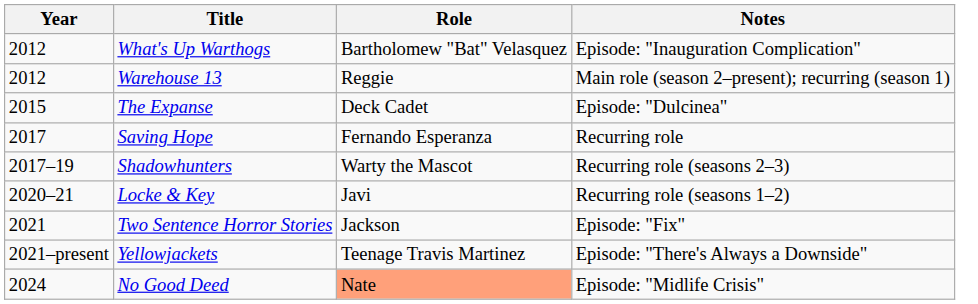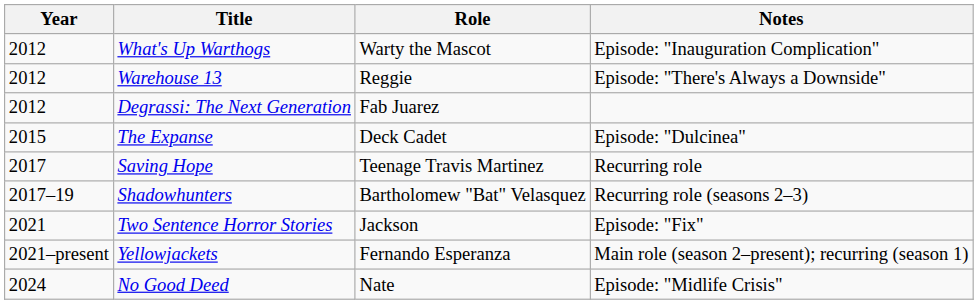(454, 48) Bartholomew "Bat" Velasquez -> (425, 48) Warty the Mascot
(763, 78) Main role (season 2–present); recurring (season 1) -> (740, 78) Episode: "There's Always a Downside"
+ row: (234, 107)
(416, 136) Fernando Esperanza -> (452, 166) Teenage Travis Martinez
(407, 166) Warty the Mascot -> (473, 195) Bartholomew "Bat" Velasquez
- row: (166, 195)
(433, 254) Teenage Travis Martinez -> (435, 254) Fernando Esperanza
(721, 254) Episode: "There's Always a Downside" -> (781, 254) Main role (season 2–present); recurring (season 1)
(358, 284) lightsalmon background -> (377, 284) no background
